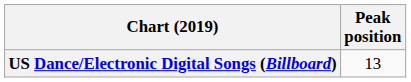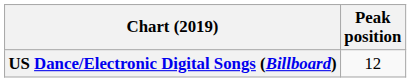(373, 63) 13 -> (373, 63) 12
